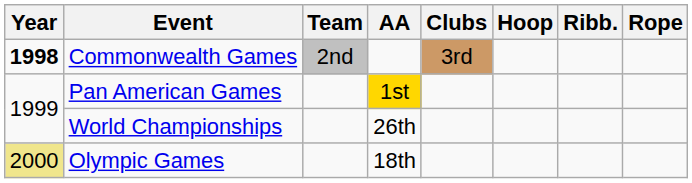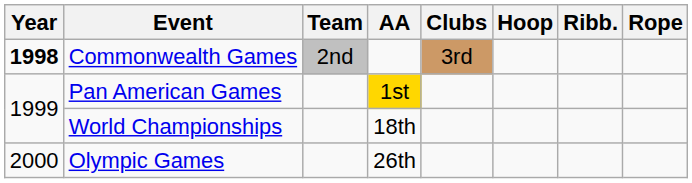(395, 126) 26th -> (395, 126) 18th
(34, 161) khaki background -> (34, 161) no background
(395, 161) 18th -> (395, 161) 26th
